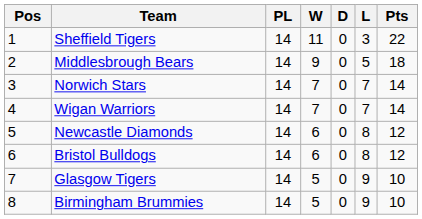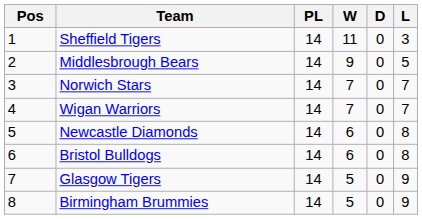- column: (397, 16)
